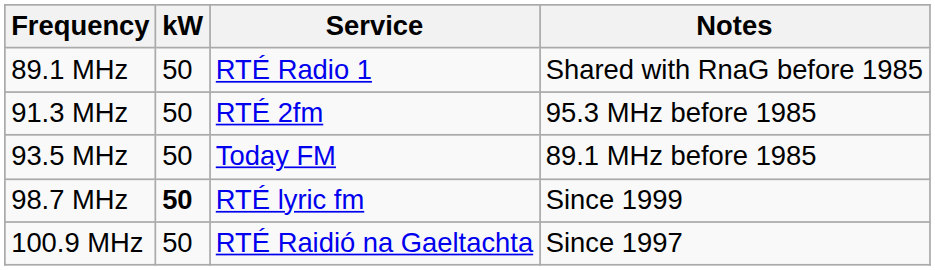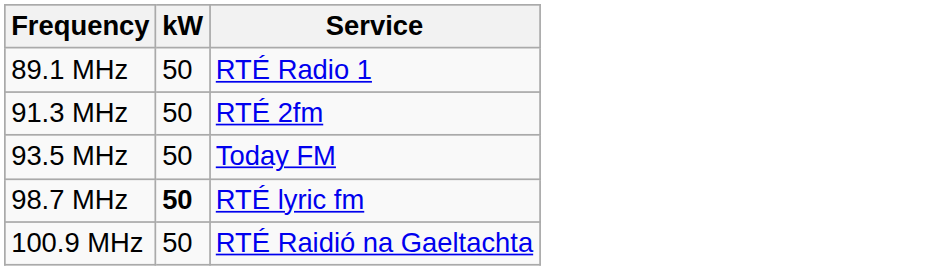- column: (734, 26)
